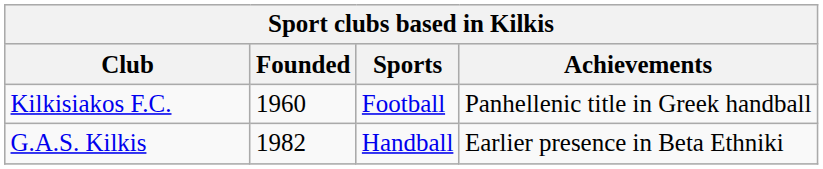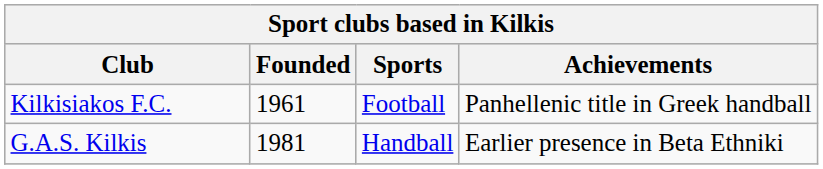(281, 103) 1960 -> (281, 103) 1961
(281, 143) 1982 -> (281, 143) 1981
